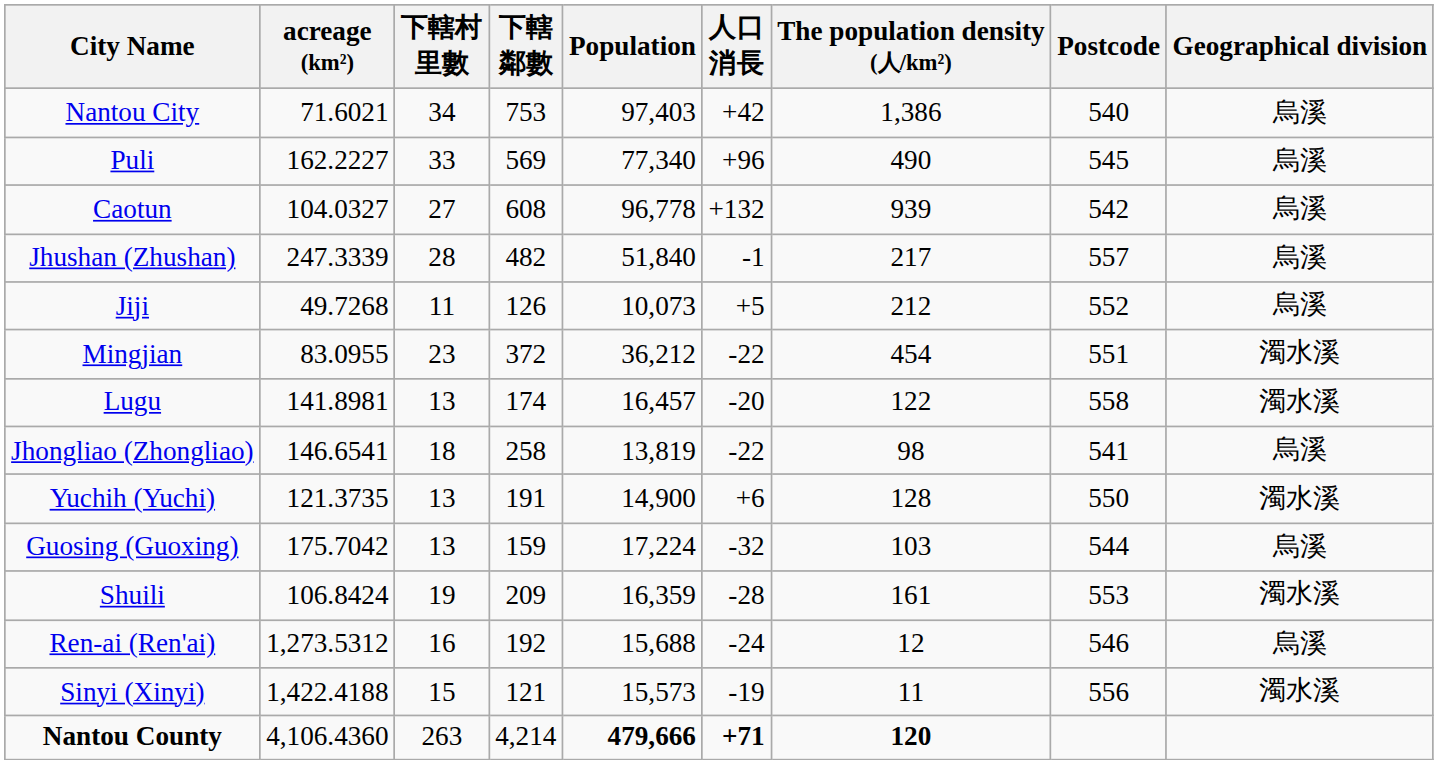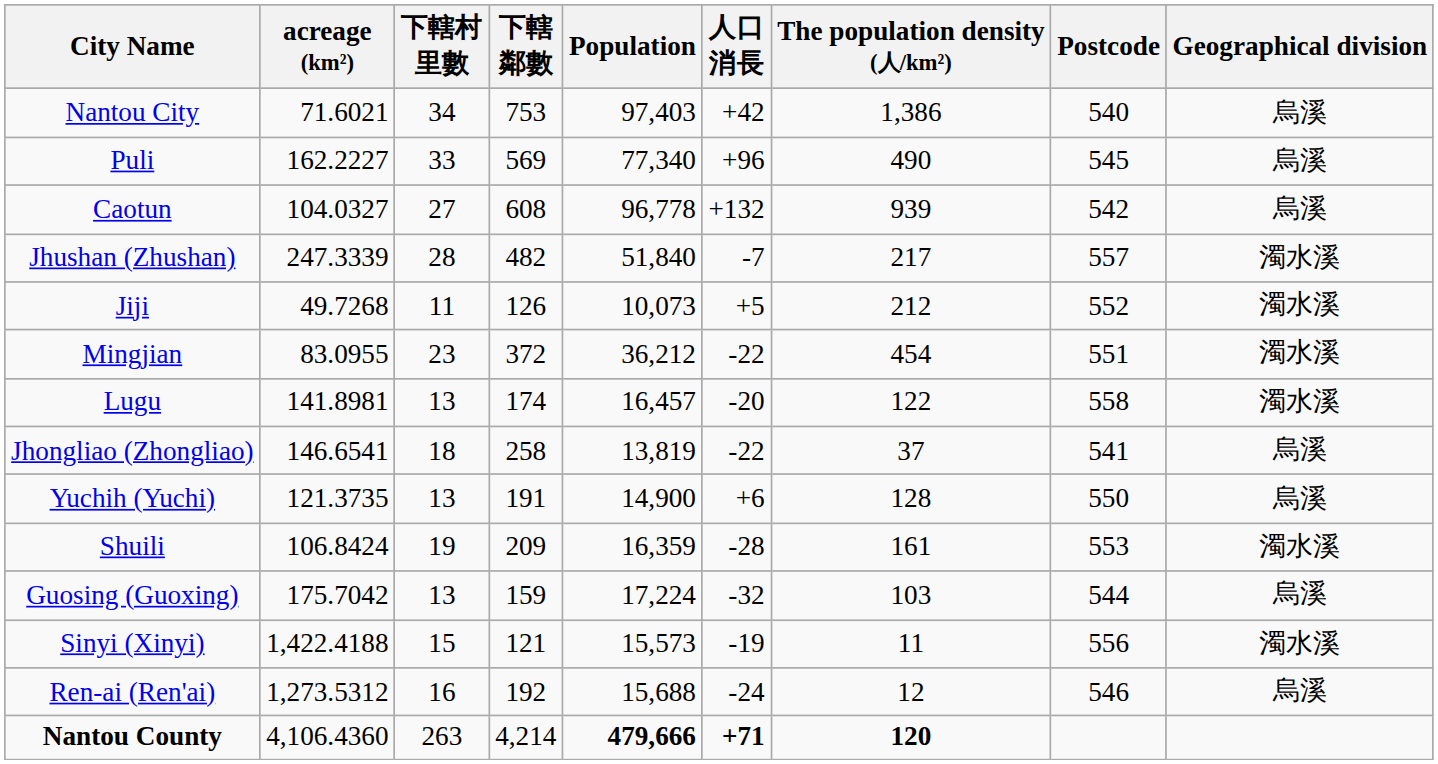(753, 257) -1 -> (753, 257) -7
(1300, 256) 烏溪 -> (1300, 256) 濁水溪
(1300, 304) 烏溪 -> (1300, 304) 濁水溪
(911, 450) 98 -> (911, 450) 37
(1300, 497) 濁水溪 -> (1300, 497) 烏溪
rows swapped: (132, 546) <-> (132, 594)
rows swapped: (132, 691) <-> (132, 643)
